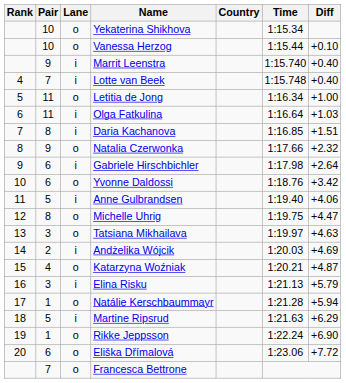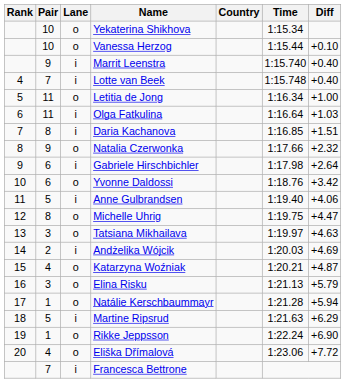(76, 285) i -> (76, 285) o
(48, 353) 6 -> (48, 353) 4
(76, 370) o -> (76, 370) i
